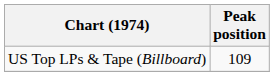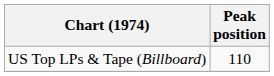(240, 58) 109 -> (240, 58) 110
